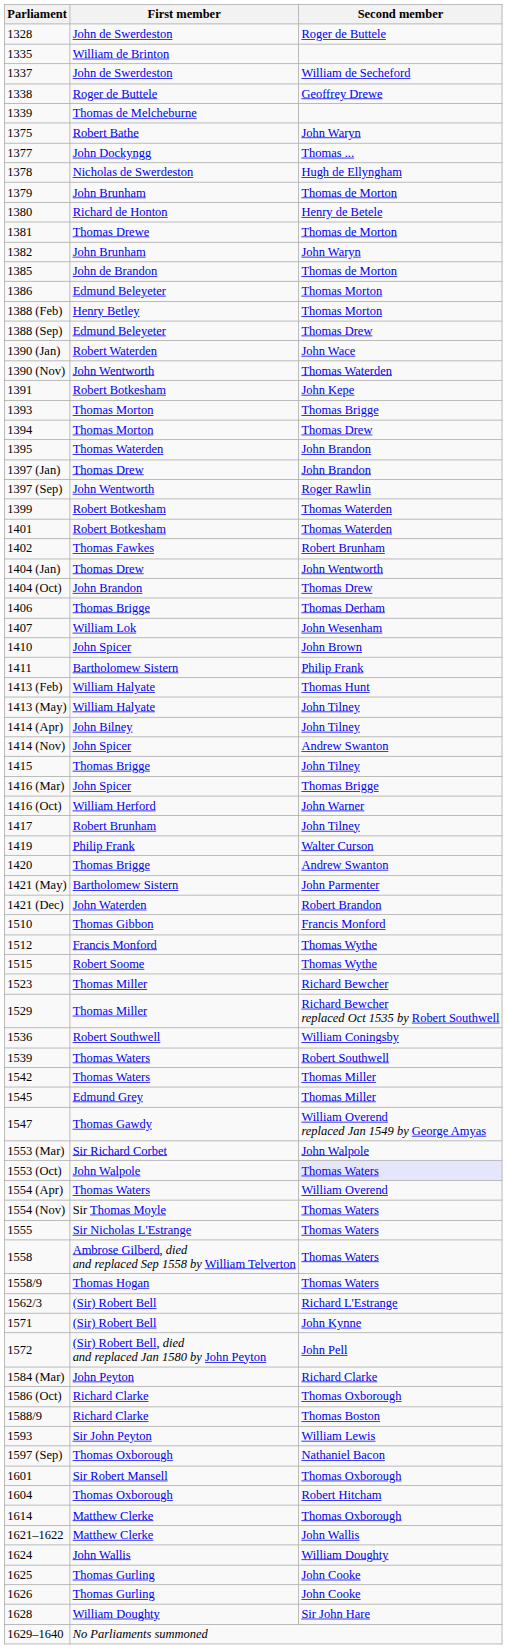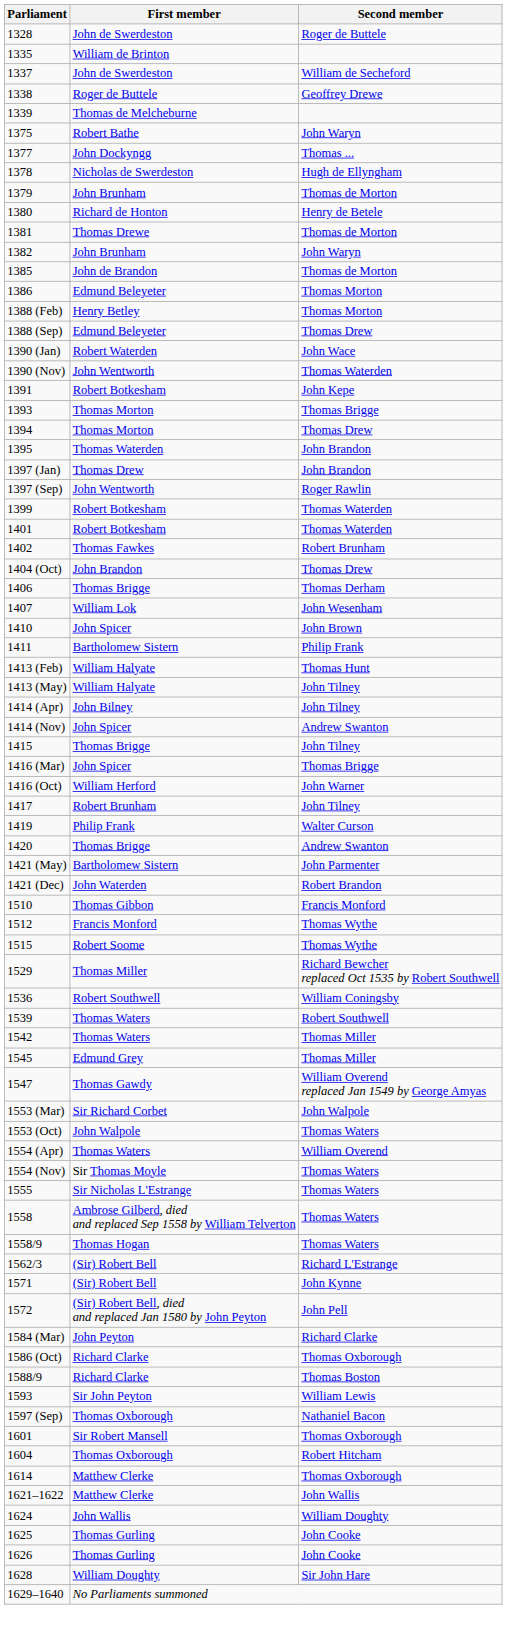- row: (34, 568)
- row: (20, 984)
(340, 1170) lavender background -> (340, 1131) no background
